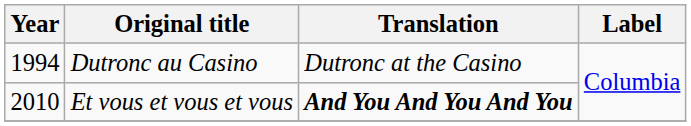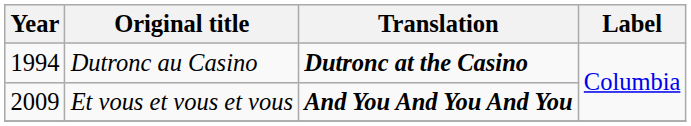(413, 62) normal -> (416, 62) bold
(35, 101) 2010 -> (35, 101) 2009
